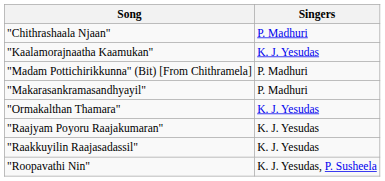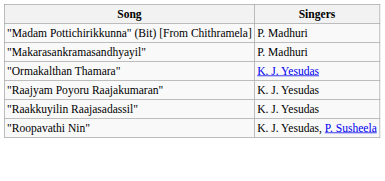- row: (59, 33)
- row: (80, 52)
